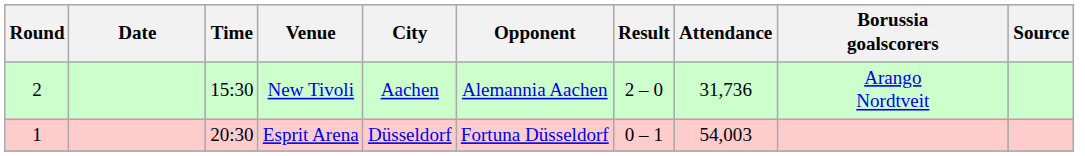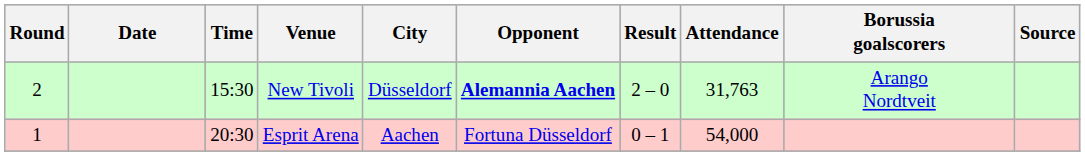(410, 89) Aachen -> (410, 89) Düsseldorf
(535, 89) normal -> (538, 89) bold
(726, 89) 31,736 -> (732, 89) 31,763
(410, 134) Düsseldorf -> (410, 134) Aachen
(726, 134) 54,003 -> (732, 134) 54,000
